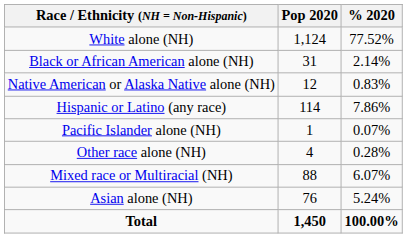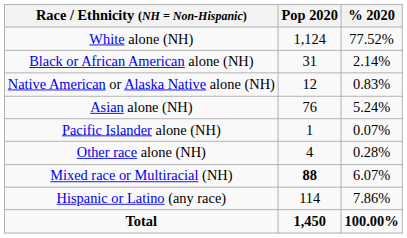rows swapped: (141, 198) <-> (141, 107)
(310, 175) normal -> (310, 175) bold
